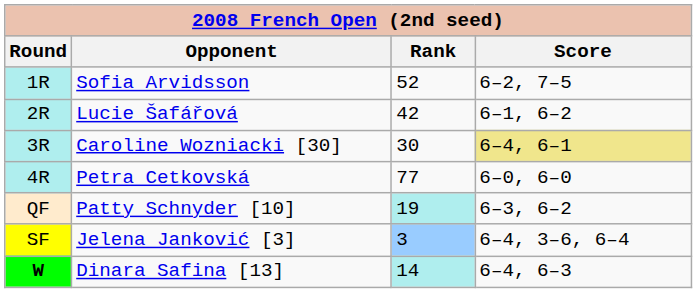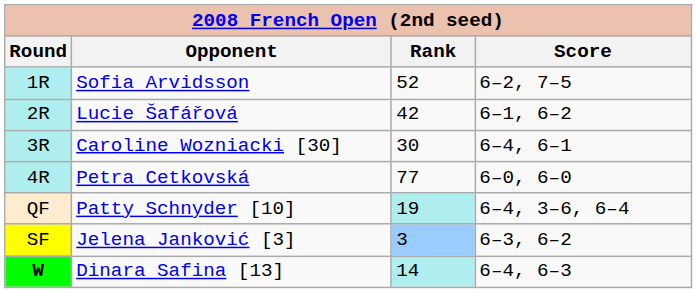(526, 146) khaki background -> (526, 146) no background
(526, 209) 6–3, 6–2 -> (554, 209) 6–4, 3–6, 6–4
(554, 240) 6–4, 3–6, 6–4 -> (526, 240) 6–3, 6–2
